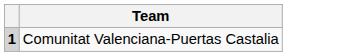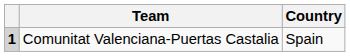+ column: (314, 16)
